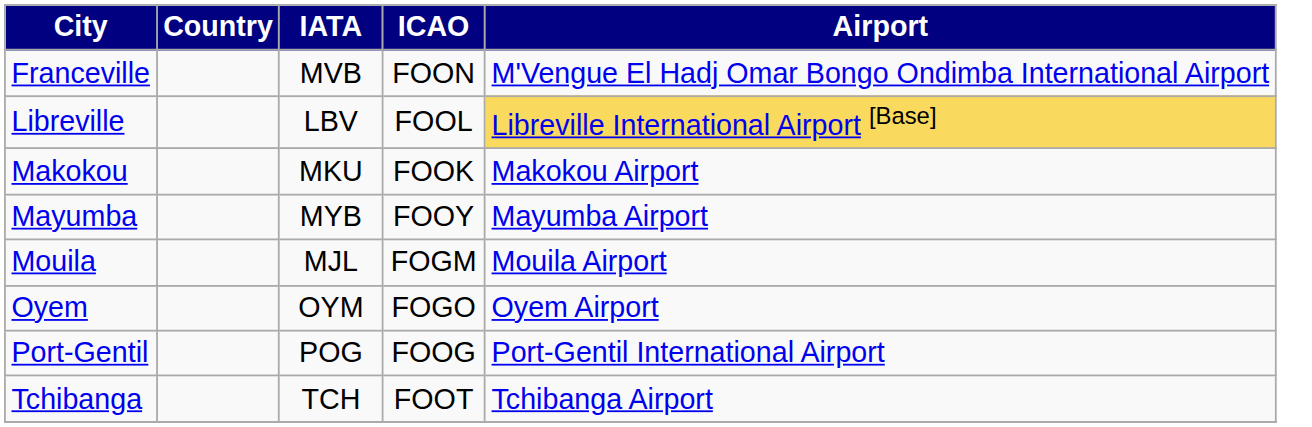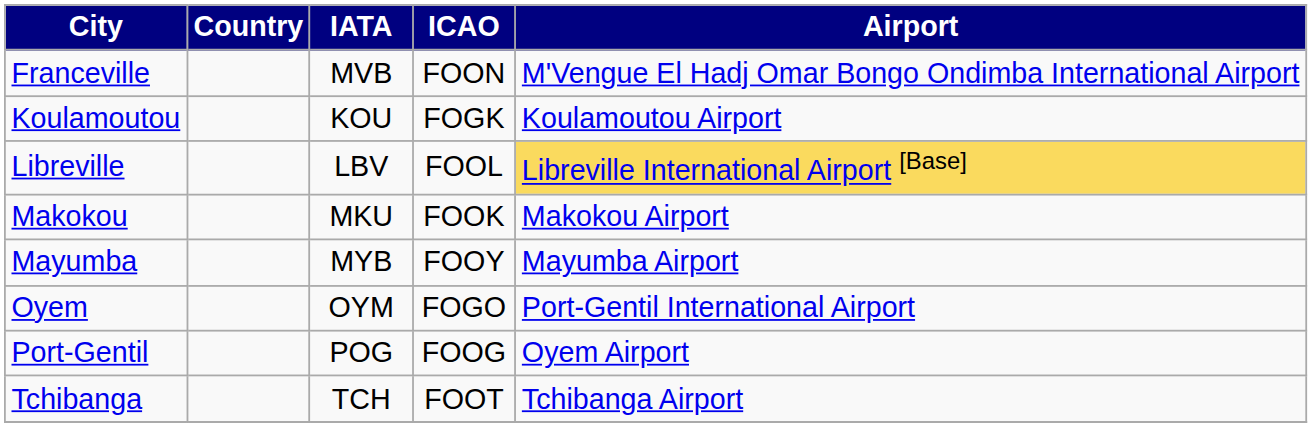+ row: (96, 118)
- row: (54, 262)
(575, 307) Oyem Airport -> (718, 307) Port-Gentil International Airport
(688, 352) Port-Gentil International Airport -> (605, 352) Oyem Airport
